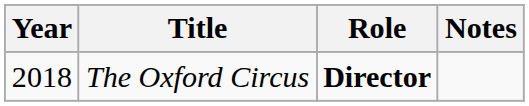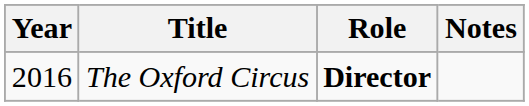(42, 76) 2018 -> (42, 76) 2016
